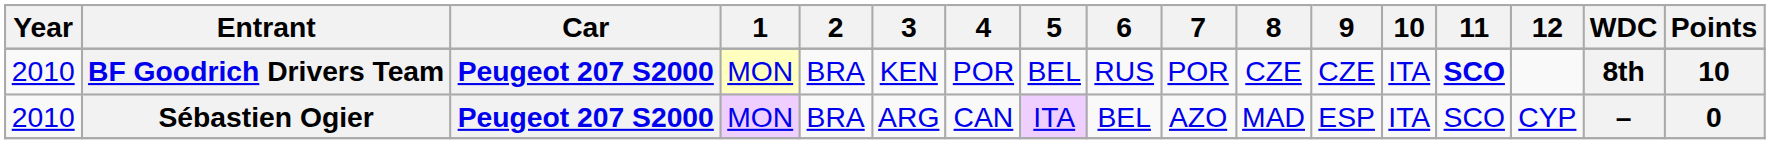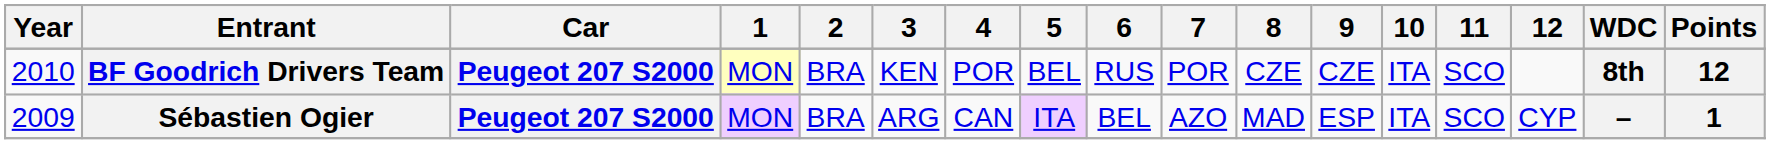(1474, 72) bold -> (1474, 72) normal
(1714, 72) 10 -> (1714, 72) 12
(43, 116) 2010 -> (43, 116) 2009
(1714, 116) 0 -> (1714, 116) 1
